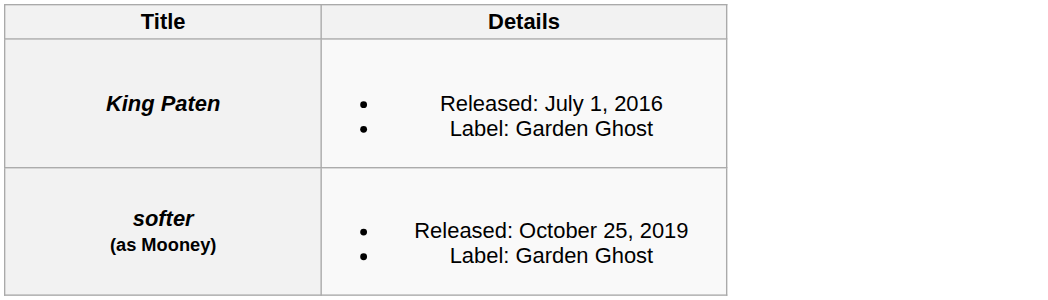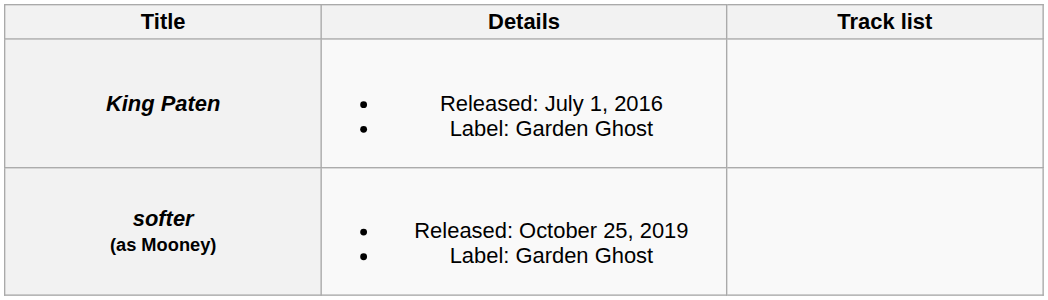+ column: (885, 21)
